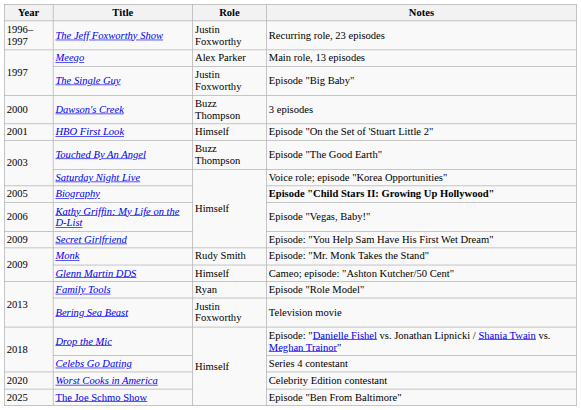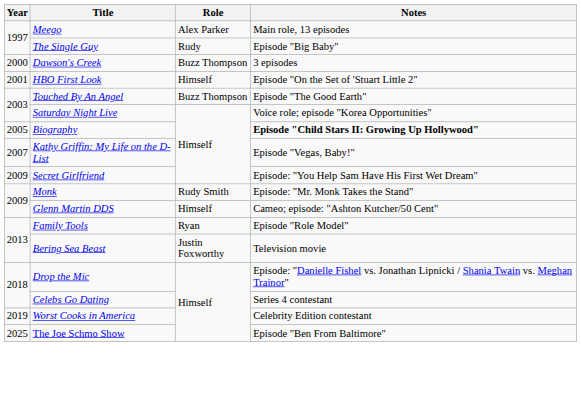- row: (109, 35)
(218, 80) Justin Foxworthy -> (189, 46) Rudy
(17, 217) 2006 -> (17, 152) 2007
(17, 380) 2020 -> (17, 316) 2019
